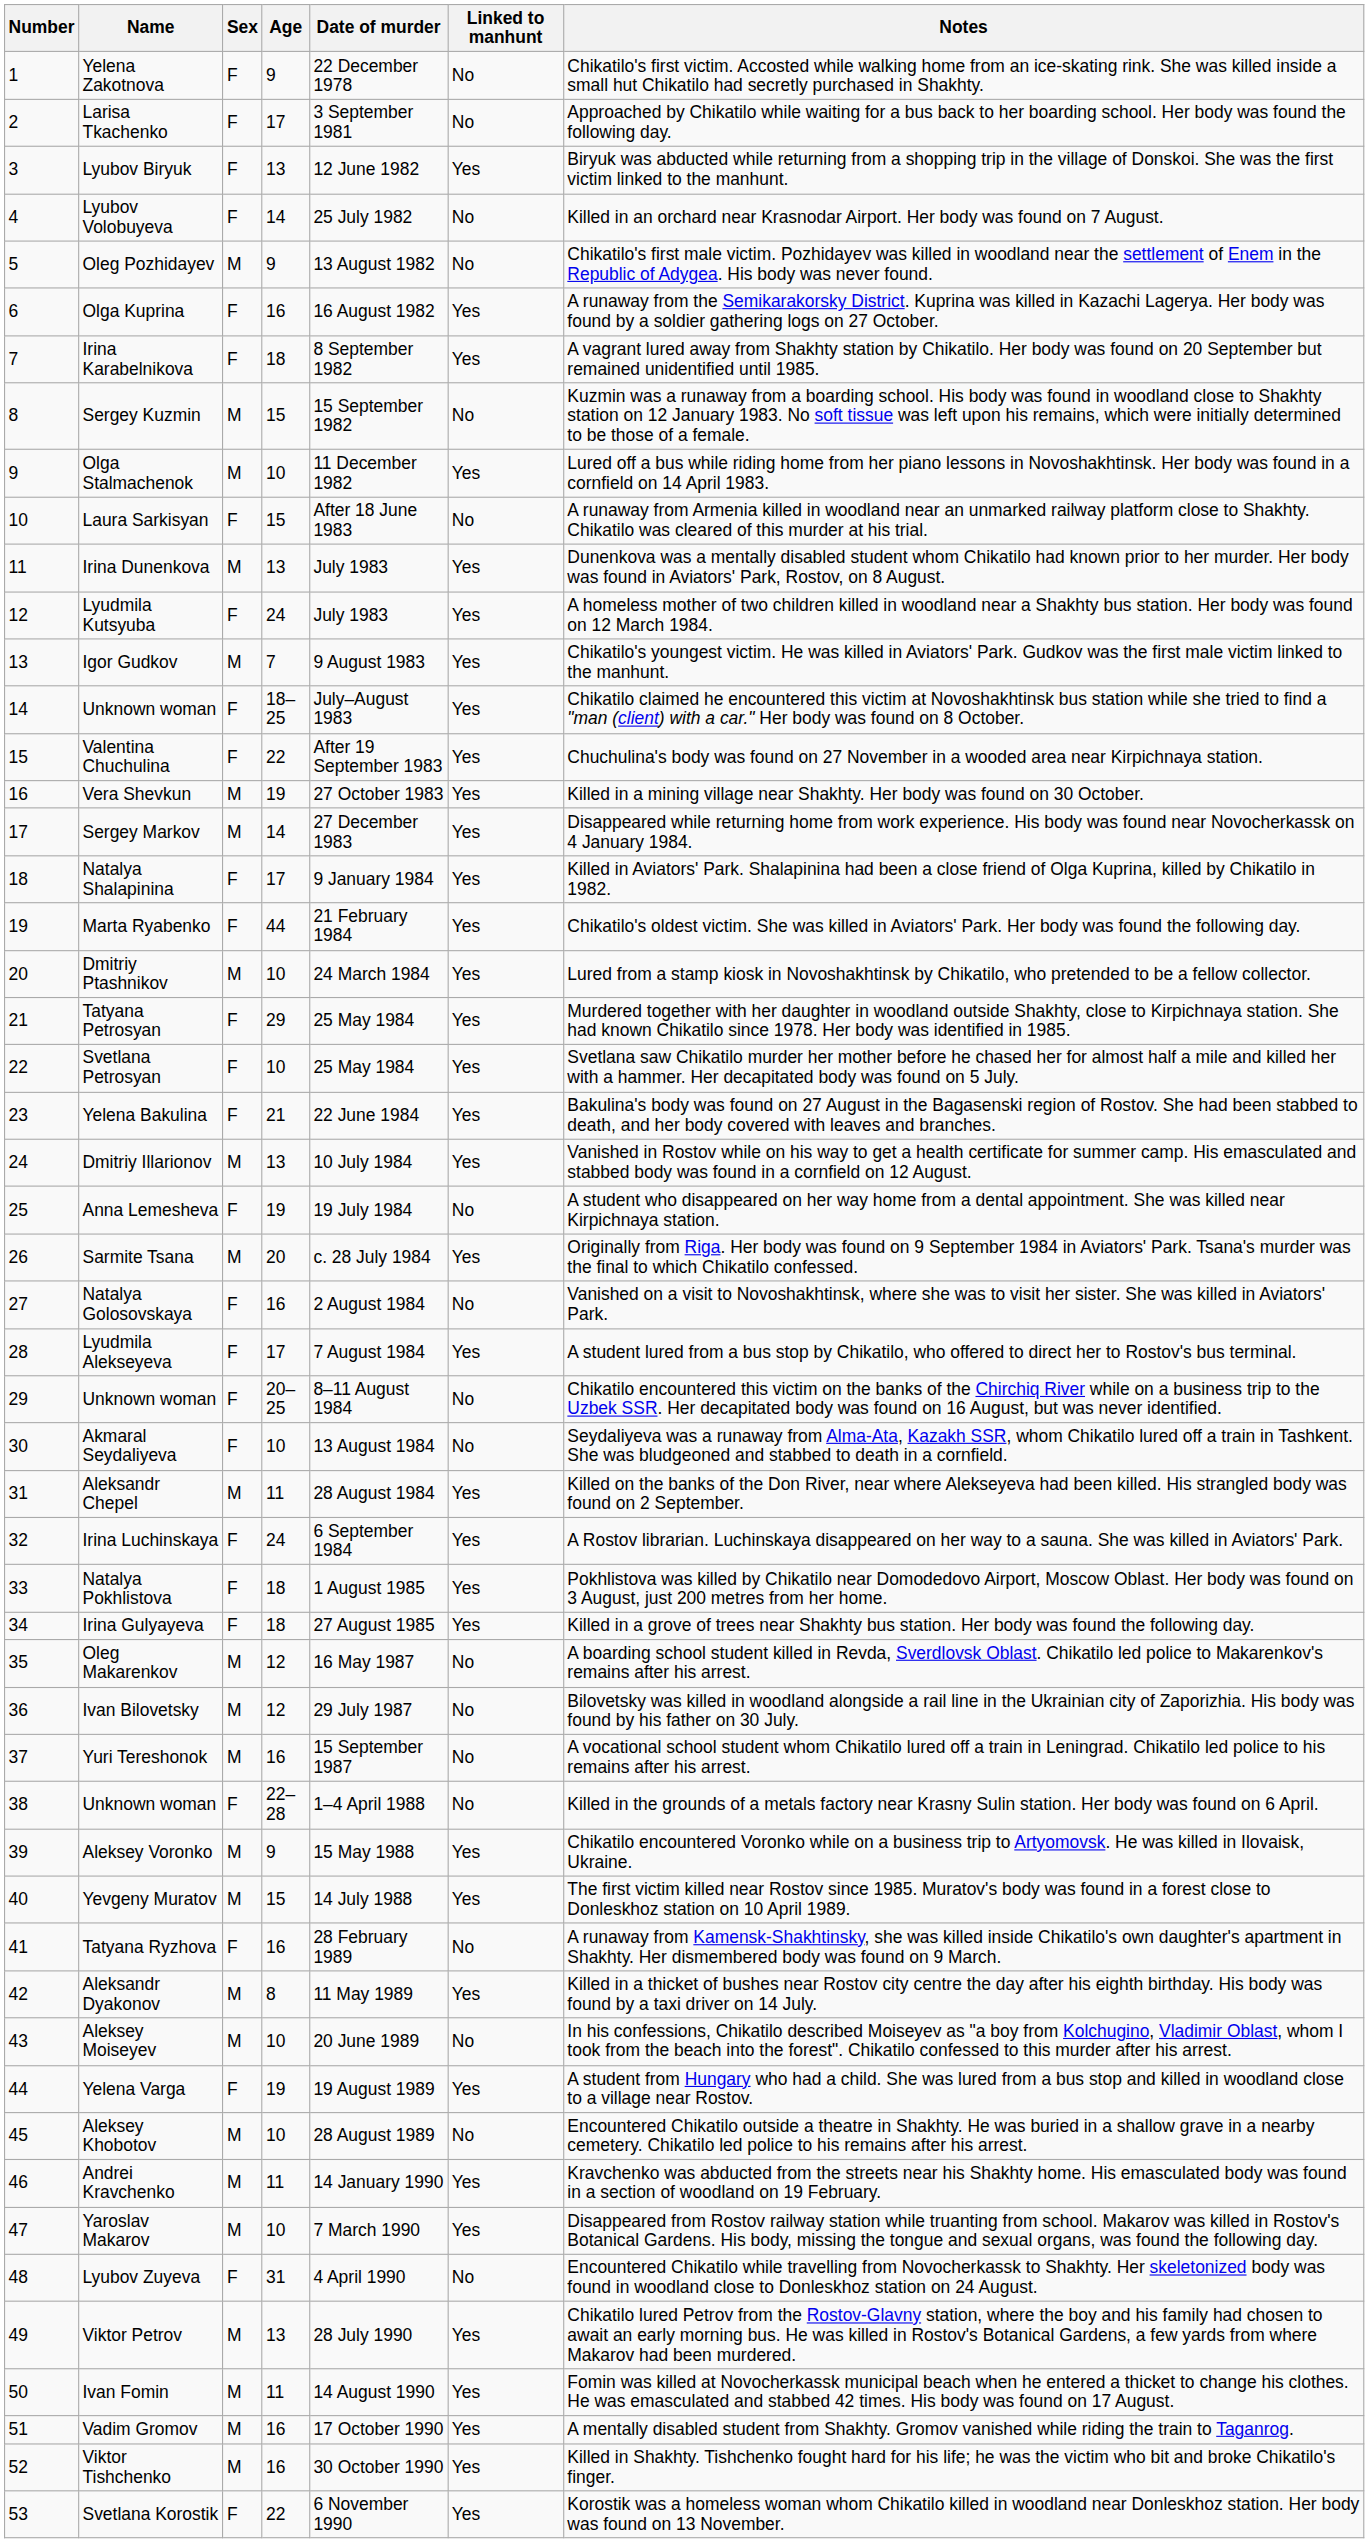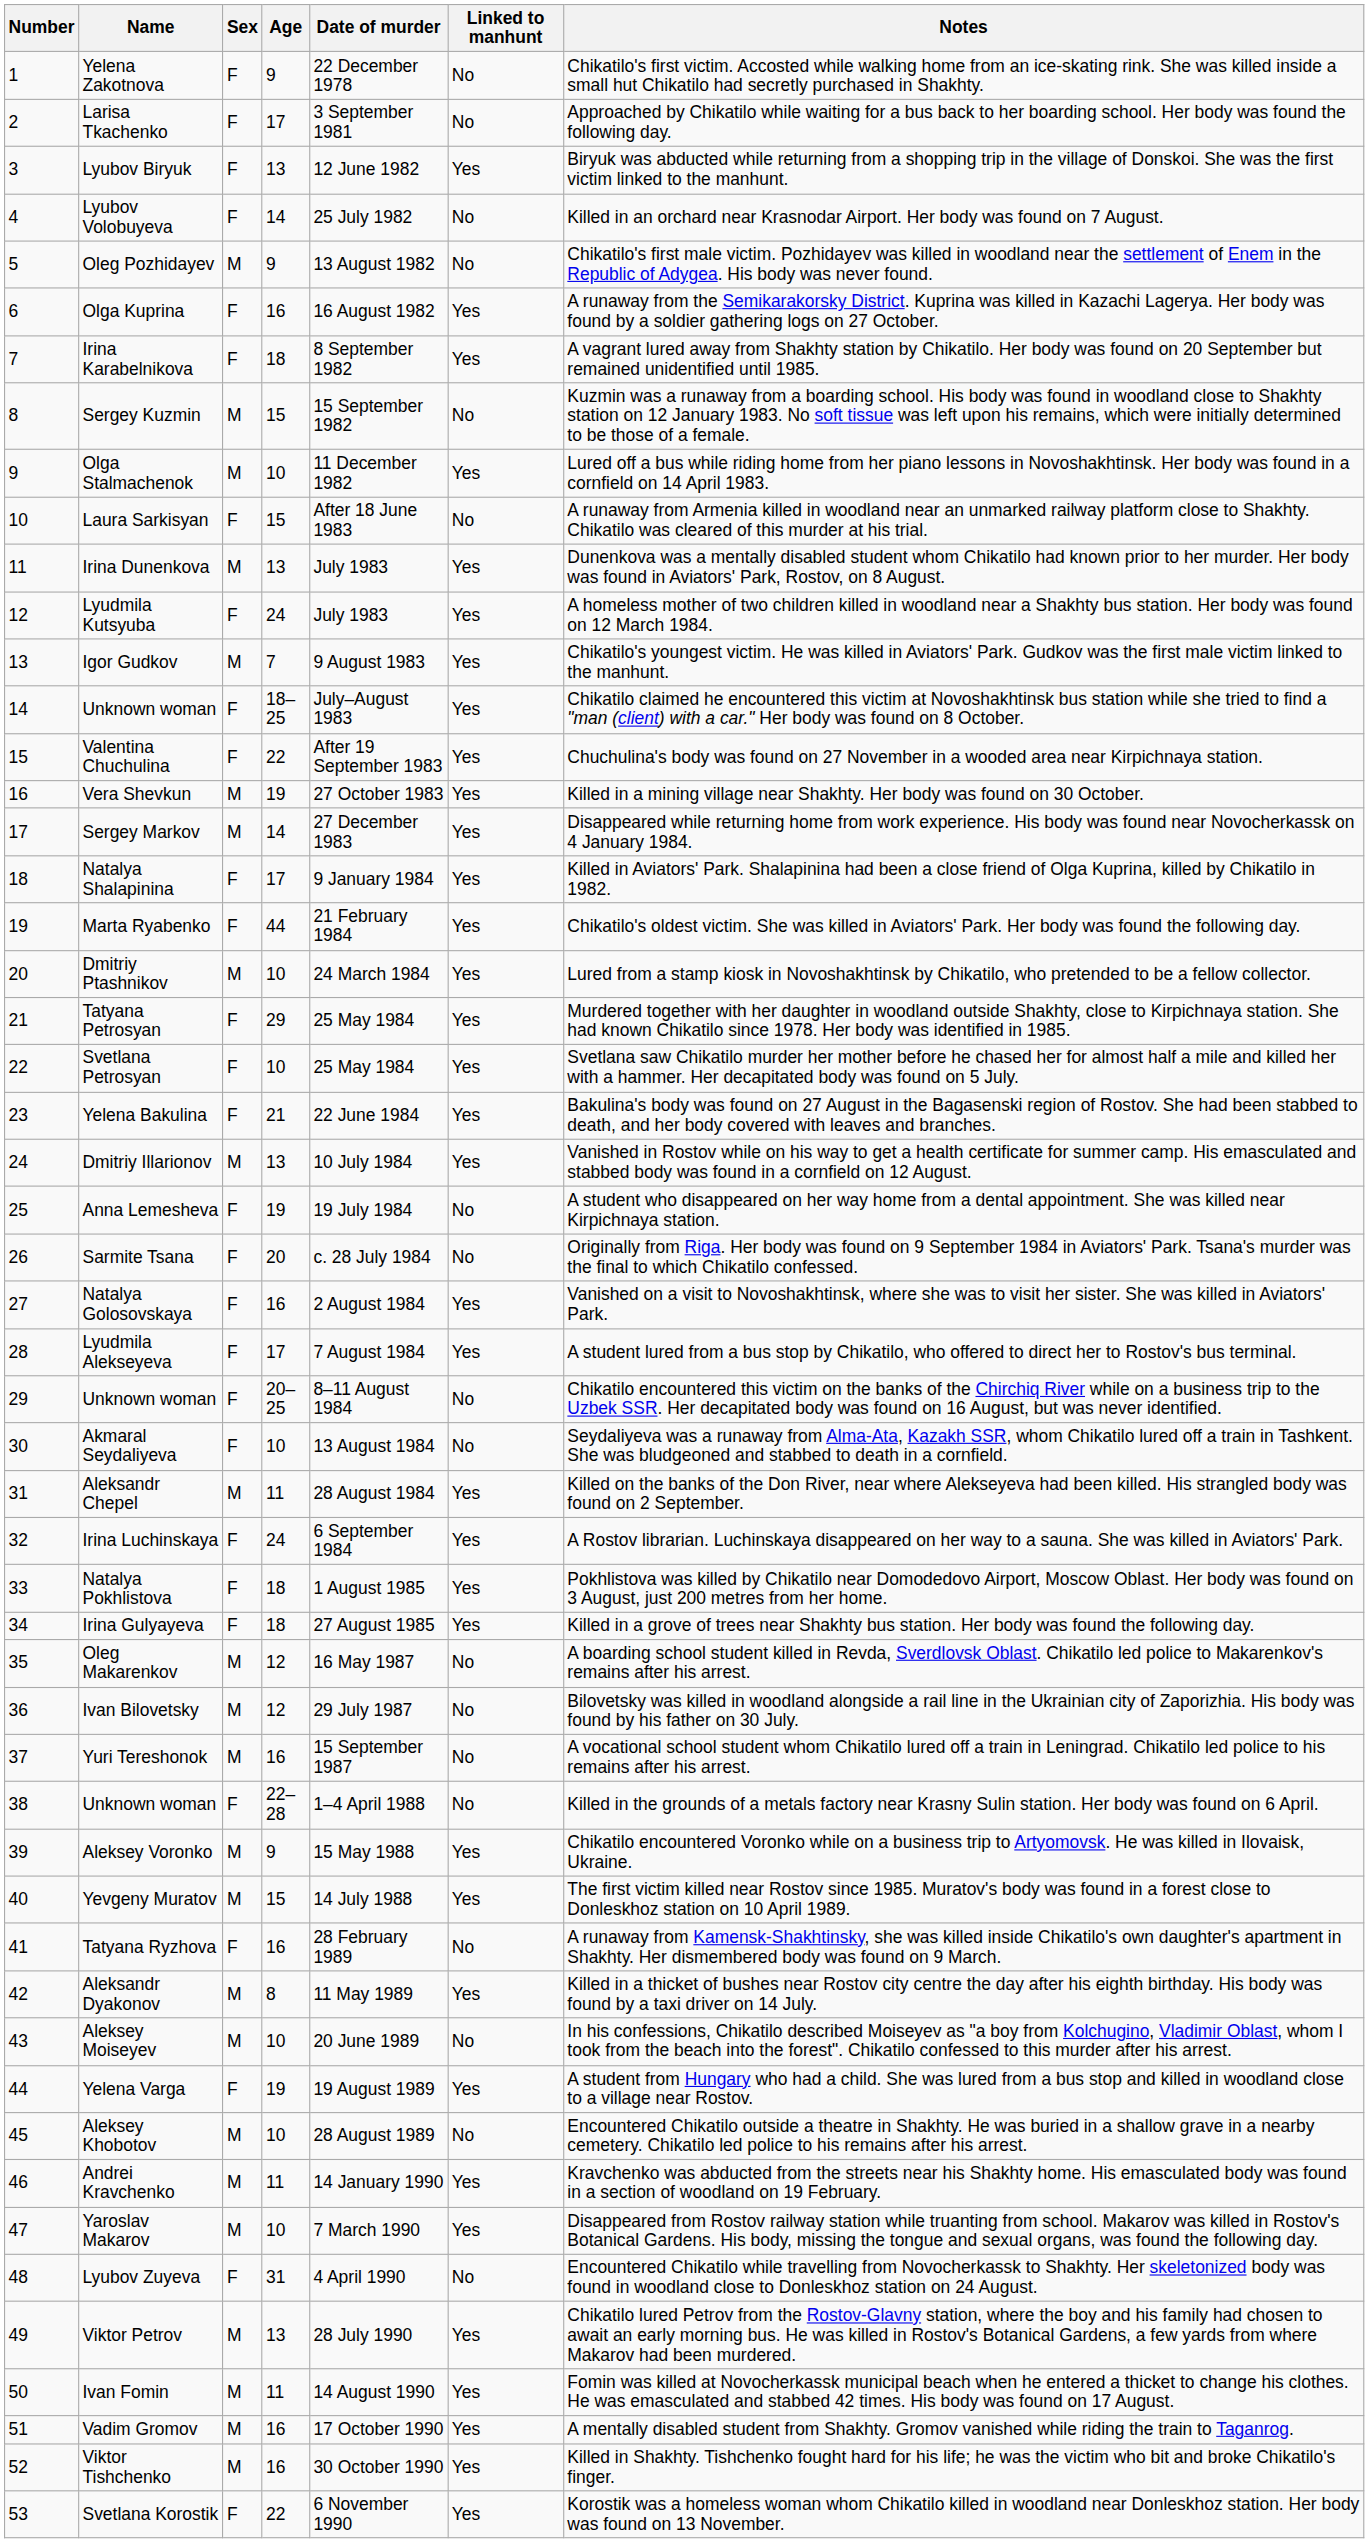(234, 1257) M -> (232, 1257) F
(466, 1257) Yes -> (463, 1257) No
(463, 1304) No -> (466, 1304) Yes
